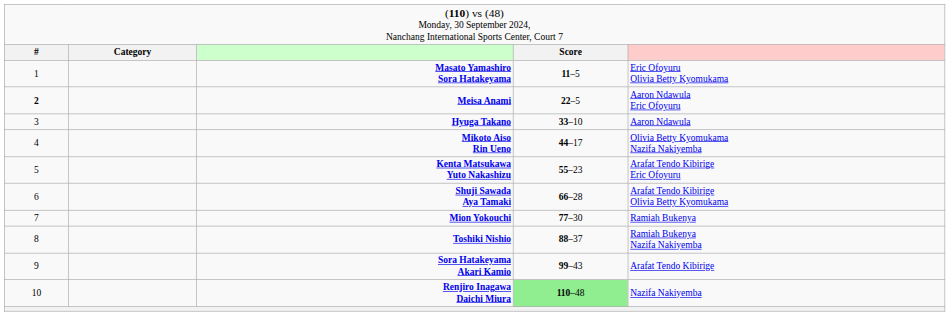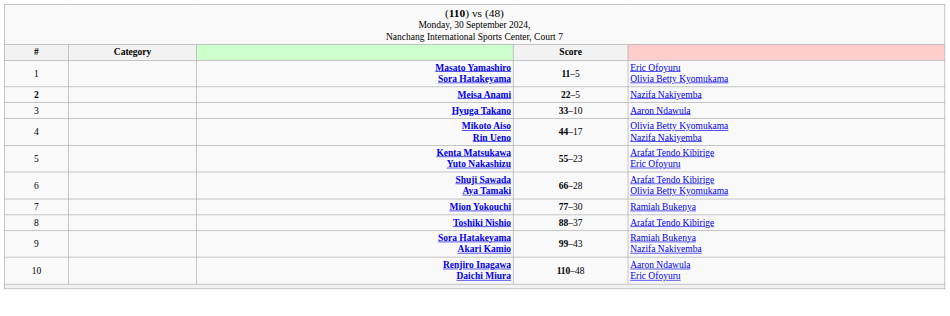(660, 101) Aaron Ndawula Eric Ofoyuru -> (666, 95) Nazifa Nakiyemba
(666, 239) Ramiah Bukenya Nazifa Nakiyemba -> (672, 223) Arafat Tendo Kibirige
(672, 266) Arafat Tendo Kibirige -> (666, 244) Ramiah Bukenya Nazifa Nakiyemba
(571, 293) lightgreen background -> (571, 271) no background
(666, 293) Nazifa Nakiyemba -> (660, 271) Aaron Ndawula Eric Ofoyuru
